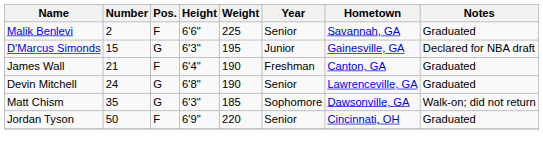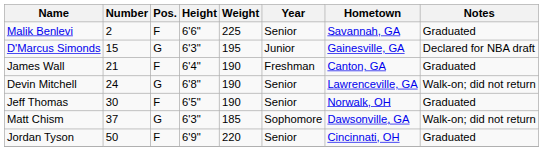(449, 84) Graduated -> (479, 84) Walk-on; did not return
+ row: (38, 102)
(112, 102) 35 -> (112, 119) 37
